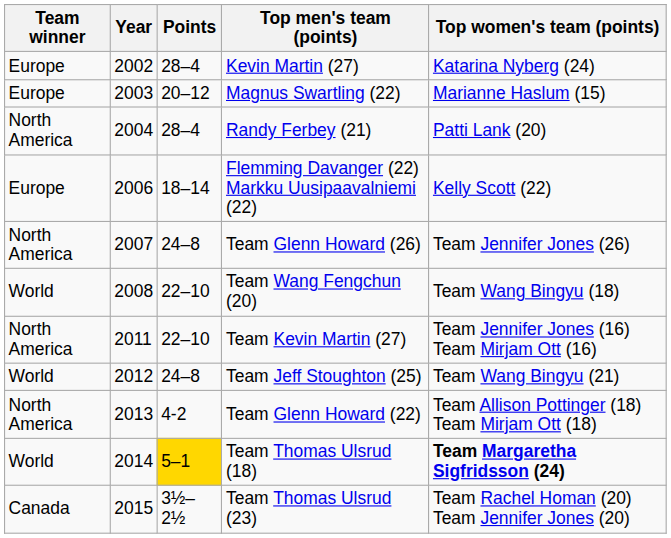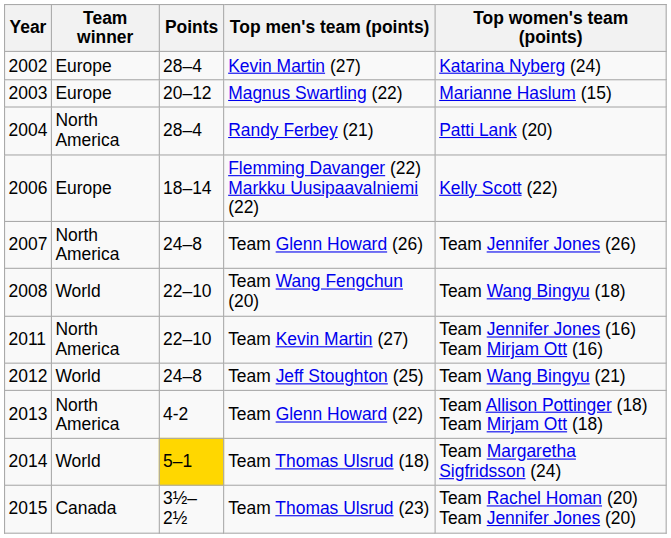columns swapped: (134, 28) <-> (57, 28)
(505, 461) bold -> (508, 461) normal
